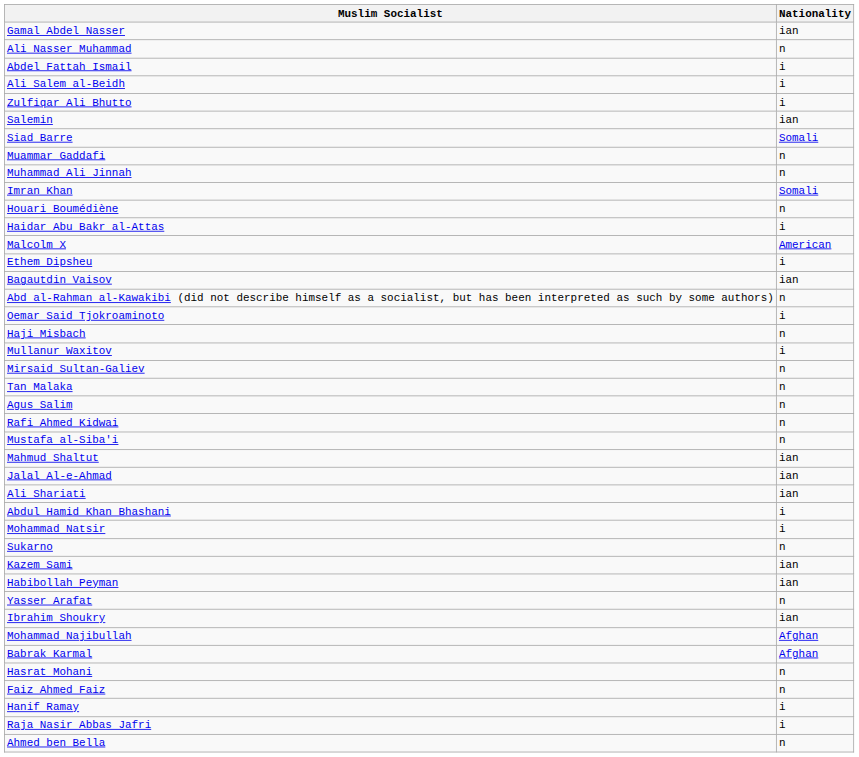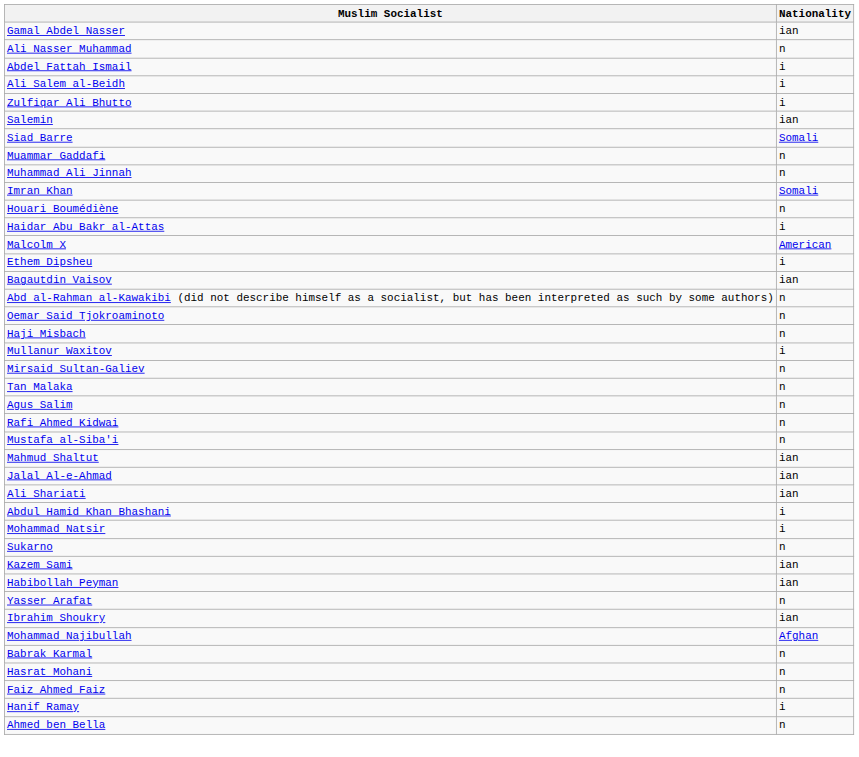(782, 316) i -> (782, 316) n
(799, 654) Afghan -> (782, 654) n
- row: (79, 725)
